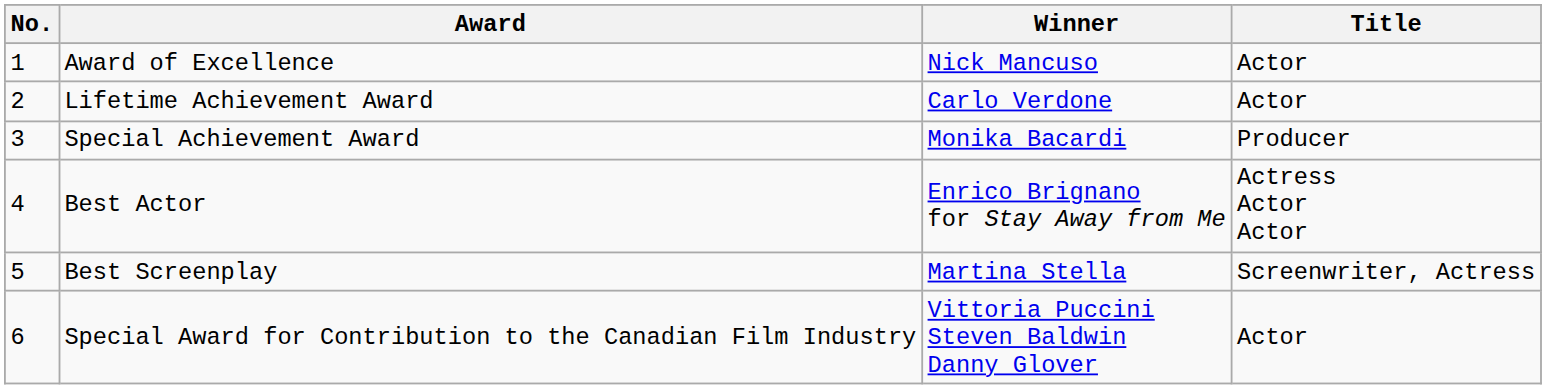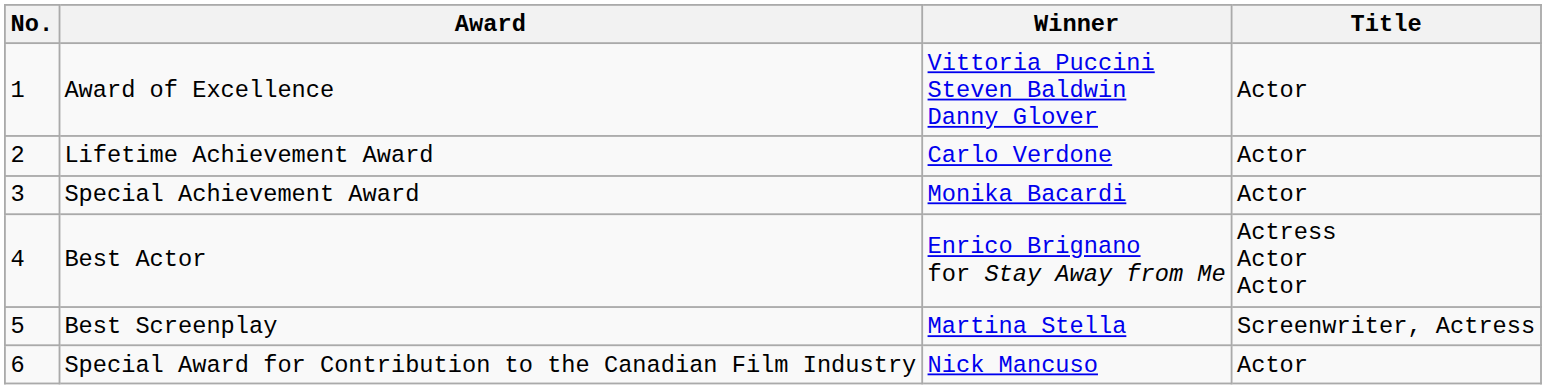(1013, 63) Nick Mancuso -> (1041, 90) Vittoria Puccini Steven Baldwin Danny Glover
(1294, 140) Producer -> (1273, 194) Actor
(1041, 337) Vittoria Puccini Steven Baldwin Danny Glover -> (1013, 365) Nick Mancuso
